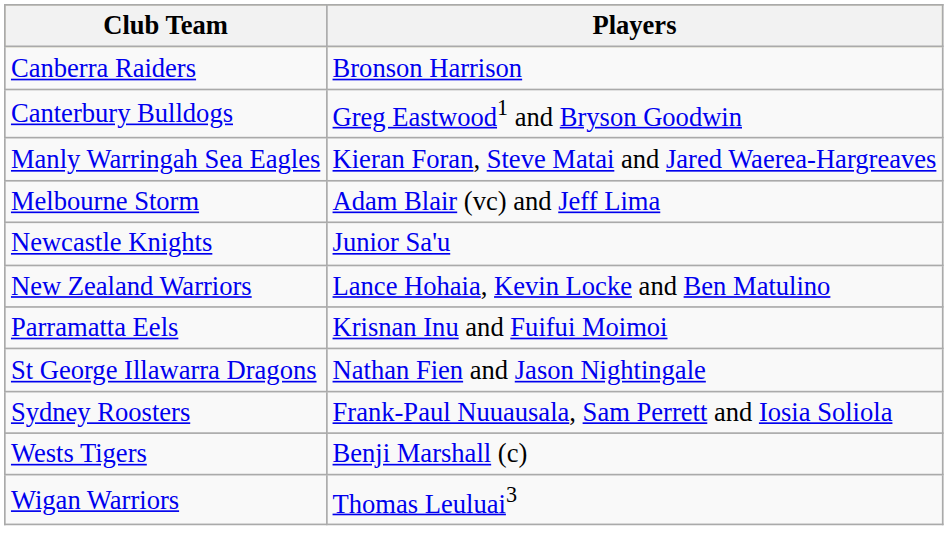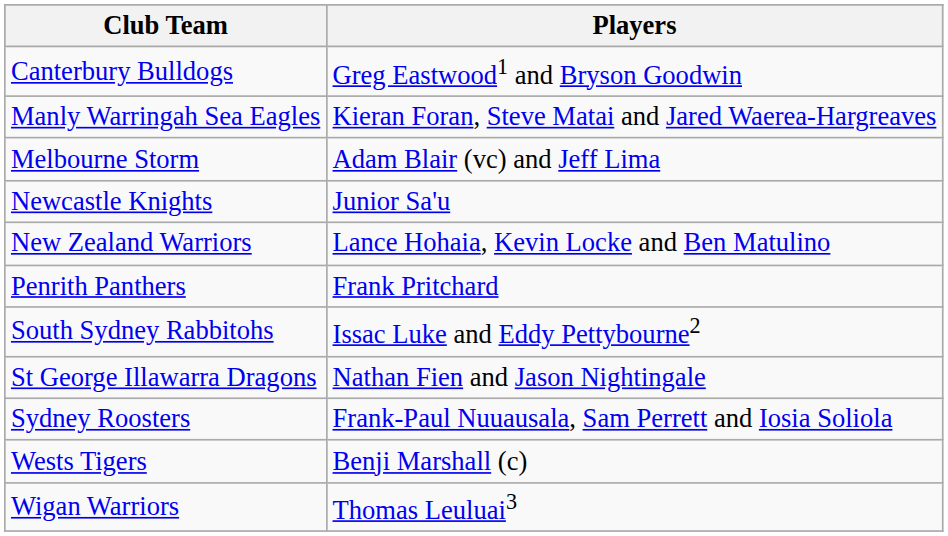- row: (104, 67)
- row: (95, 327)
+ row: (98, 285)
+ row: (142, 331)
